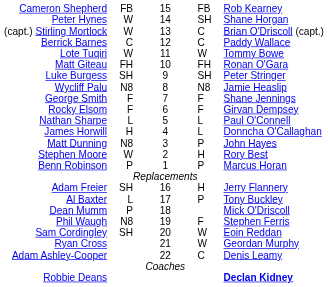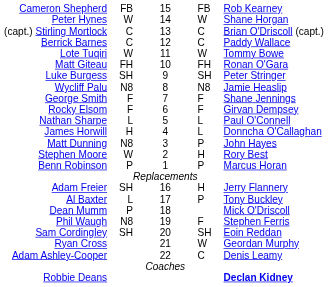(204, 20) SH -> (202, 20) W
(128, 31) W -> (129, 31) C
(202, 233) W -> (204, 233) SH
